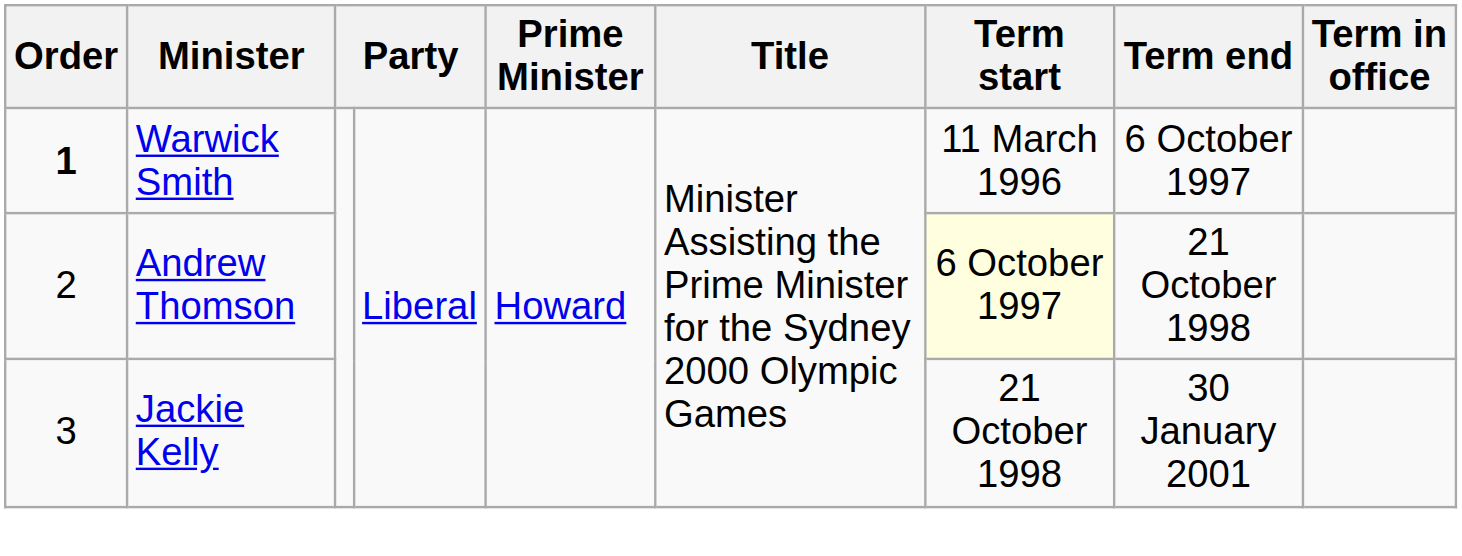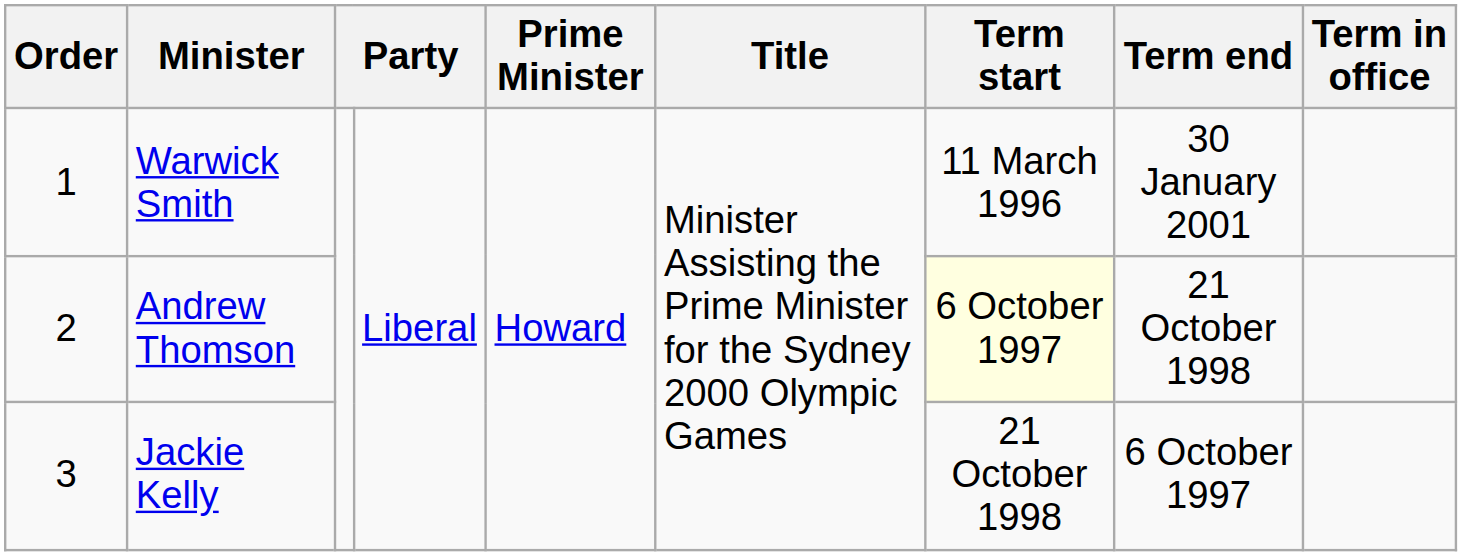(66, 159) bold -> (66, 181) normal
(1208, 159) 6 October 1997 -> (1208, 181) 30 January 2001
(1208, 431) 30 January 2001 -> (1208, 474) 6 October 1997
